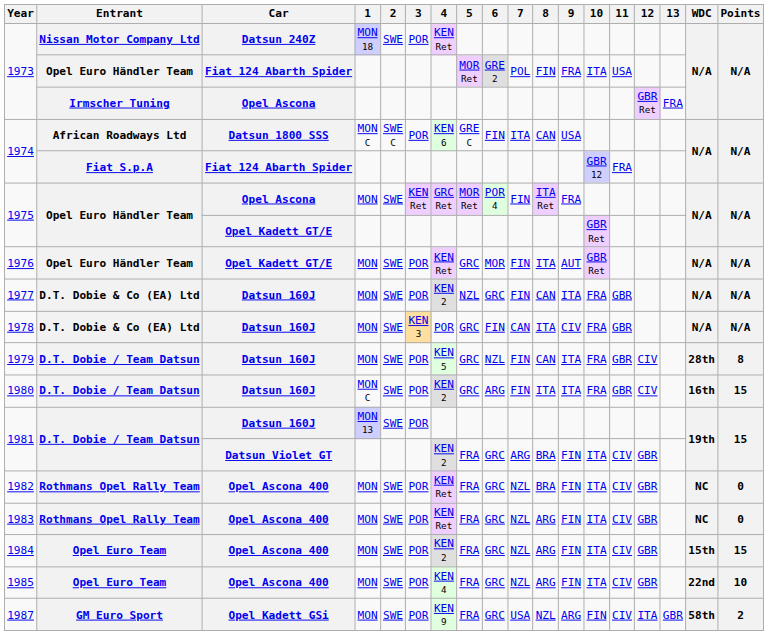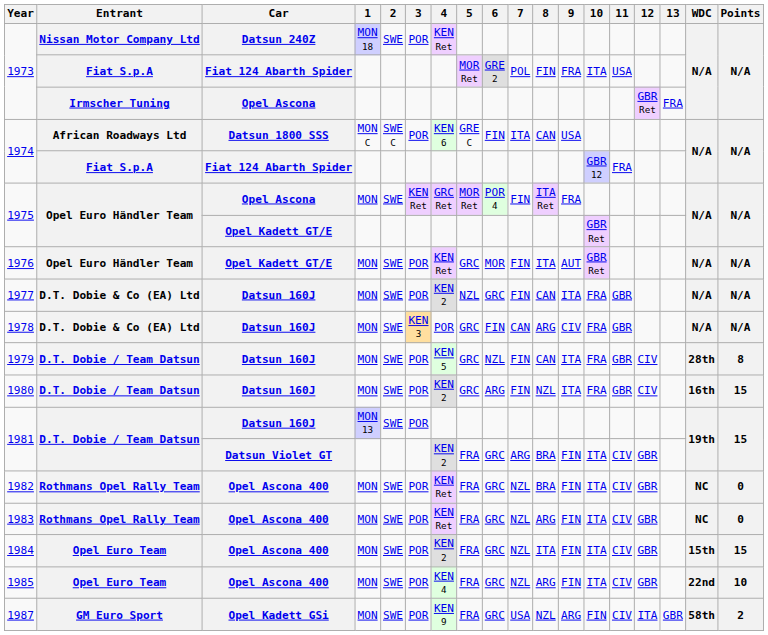(119, 71) Opel Euro Händler Team -> (119, 71) Fiat S.p.A
(546, 327) ITA -> (546, 327) ARG
(368, 390) MON C -> (368, 391) MON
(546, 391) ITA -> (546, 391) NZL
(546, 550) ARG -> (546, 550) ITA
